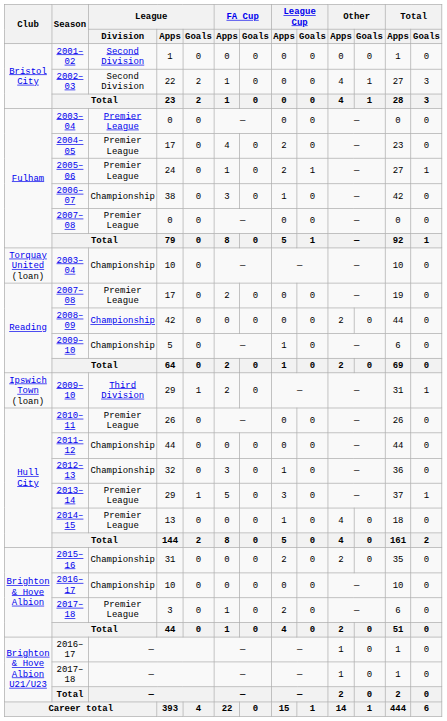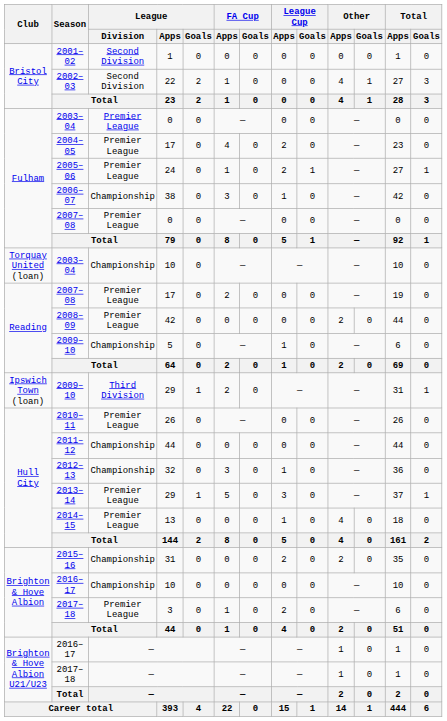(123, 321) Championship -> (123, 321) Premier League
